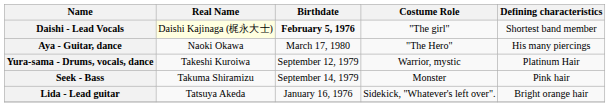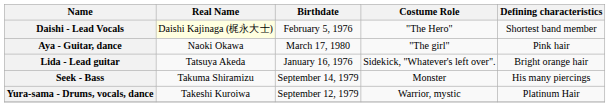(318, 29) bold -> (318, 29) normal
(429, 29) "The girl" -> (429, 29) "The Hero"
(429, 46) "The Hero" -> (429, 46) "The girl"
(551, 46) His many piercings -> (551, 46) Pink hair
rows swapped: (80, 94) <-> (80, 62)
(551, 78) Pink hair -> (551, 78) His many piercings
